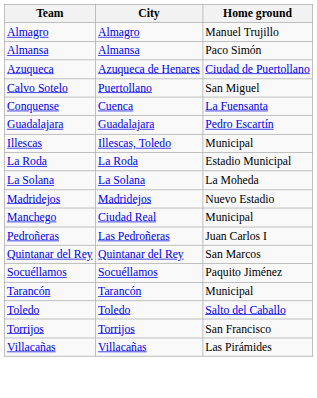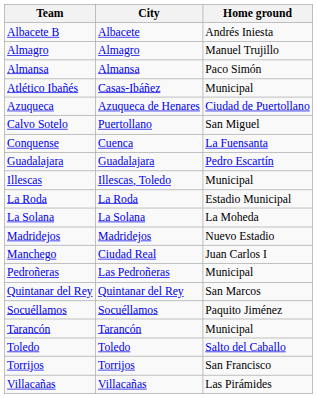+ row: (33, 32)
+ row: (43, 87)
(229, 217) Municipal -> (236, 254) Juan Carlos I
(236, 236) Juan Carlos I -> (229, 273) Municipal
